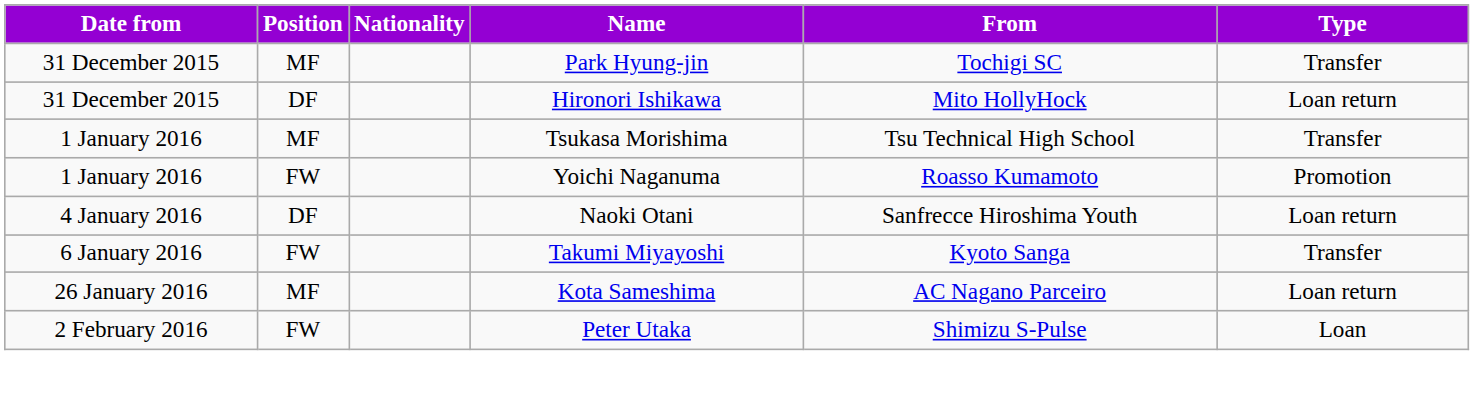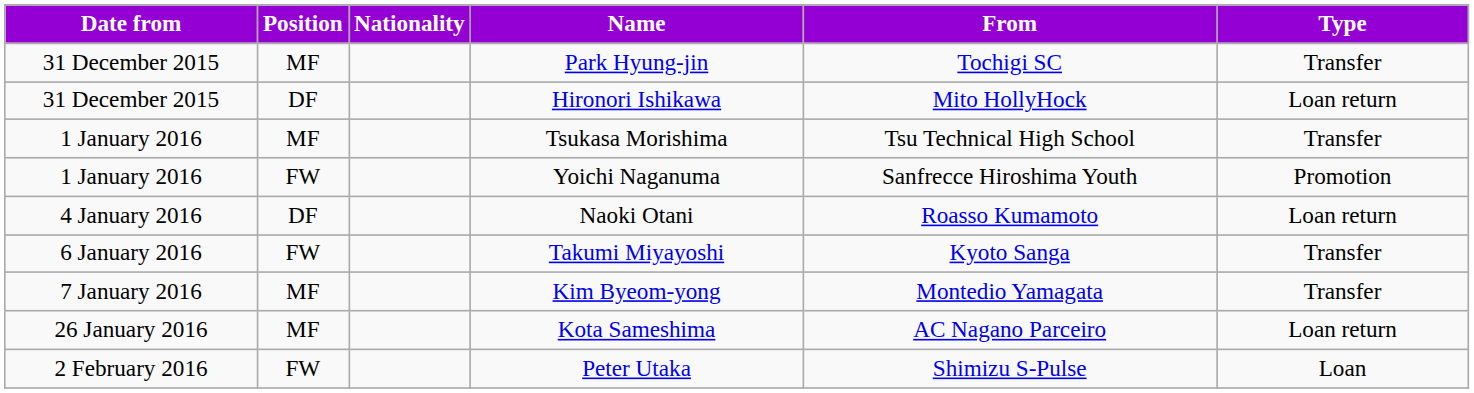(1010, 176) Roasso Kumamoto -> (1010, 176) Sanfrecce Hiroshima Youth
(1010, 215) Sanfrecce Hiroshima Youth -> (1010, 215) Roasso Kumamoto
+ row: (637, 291)
